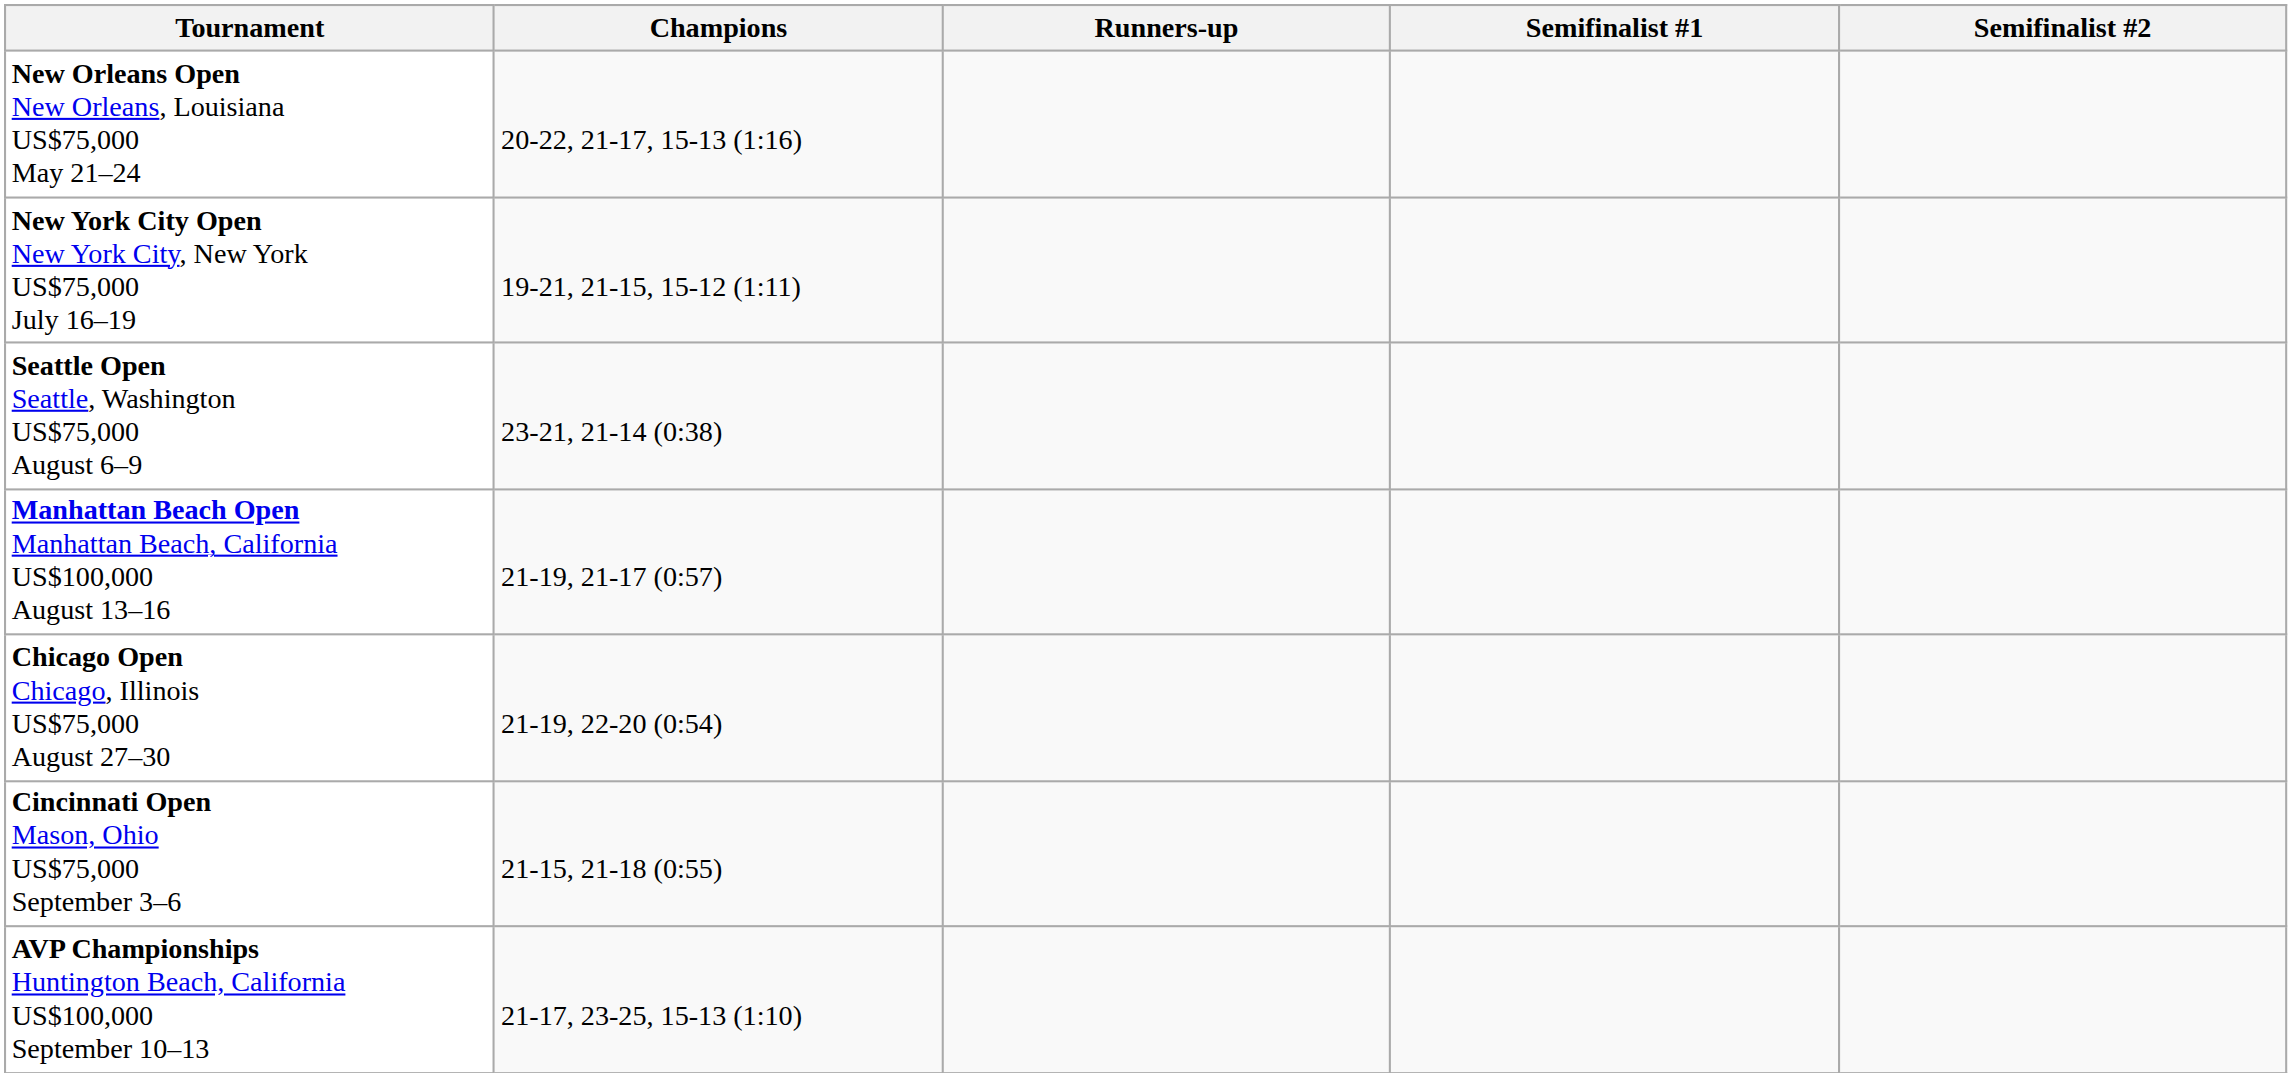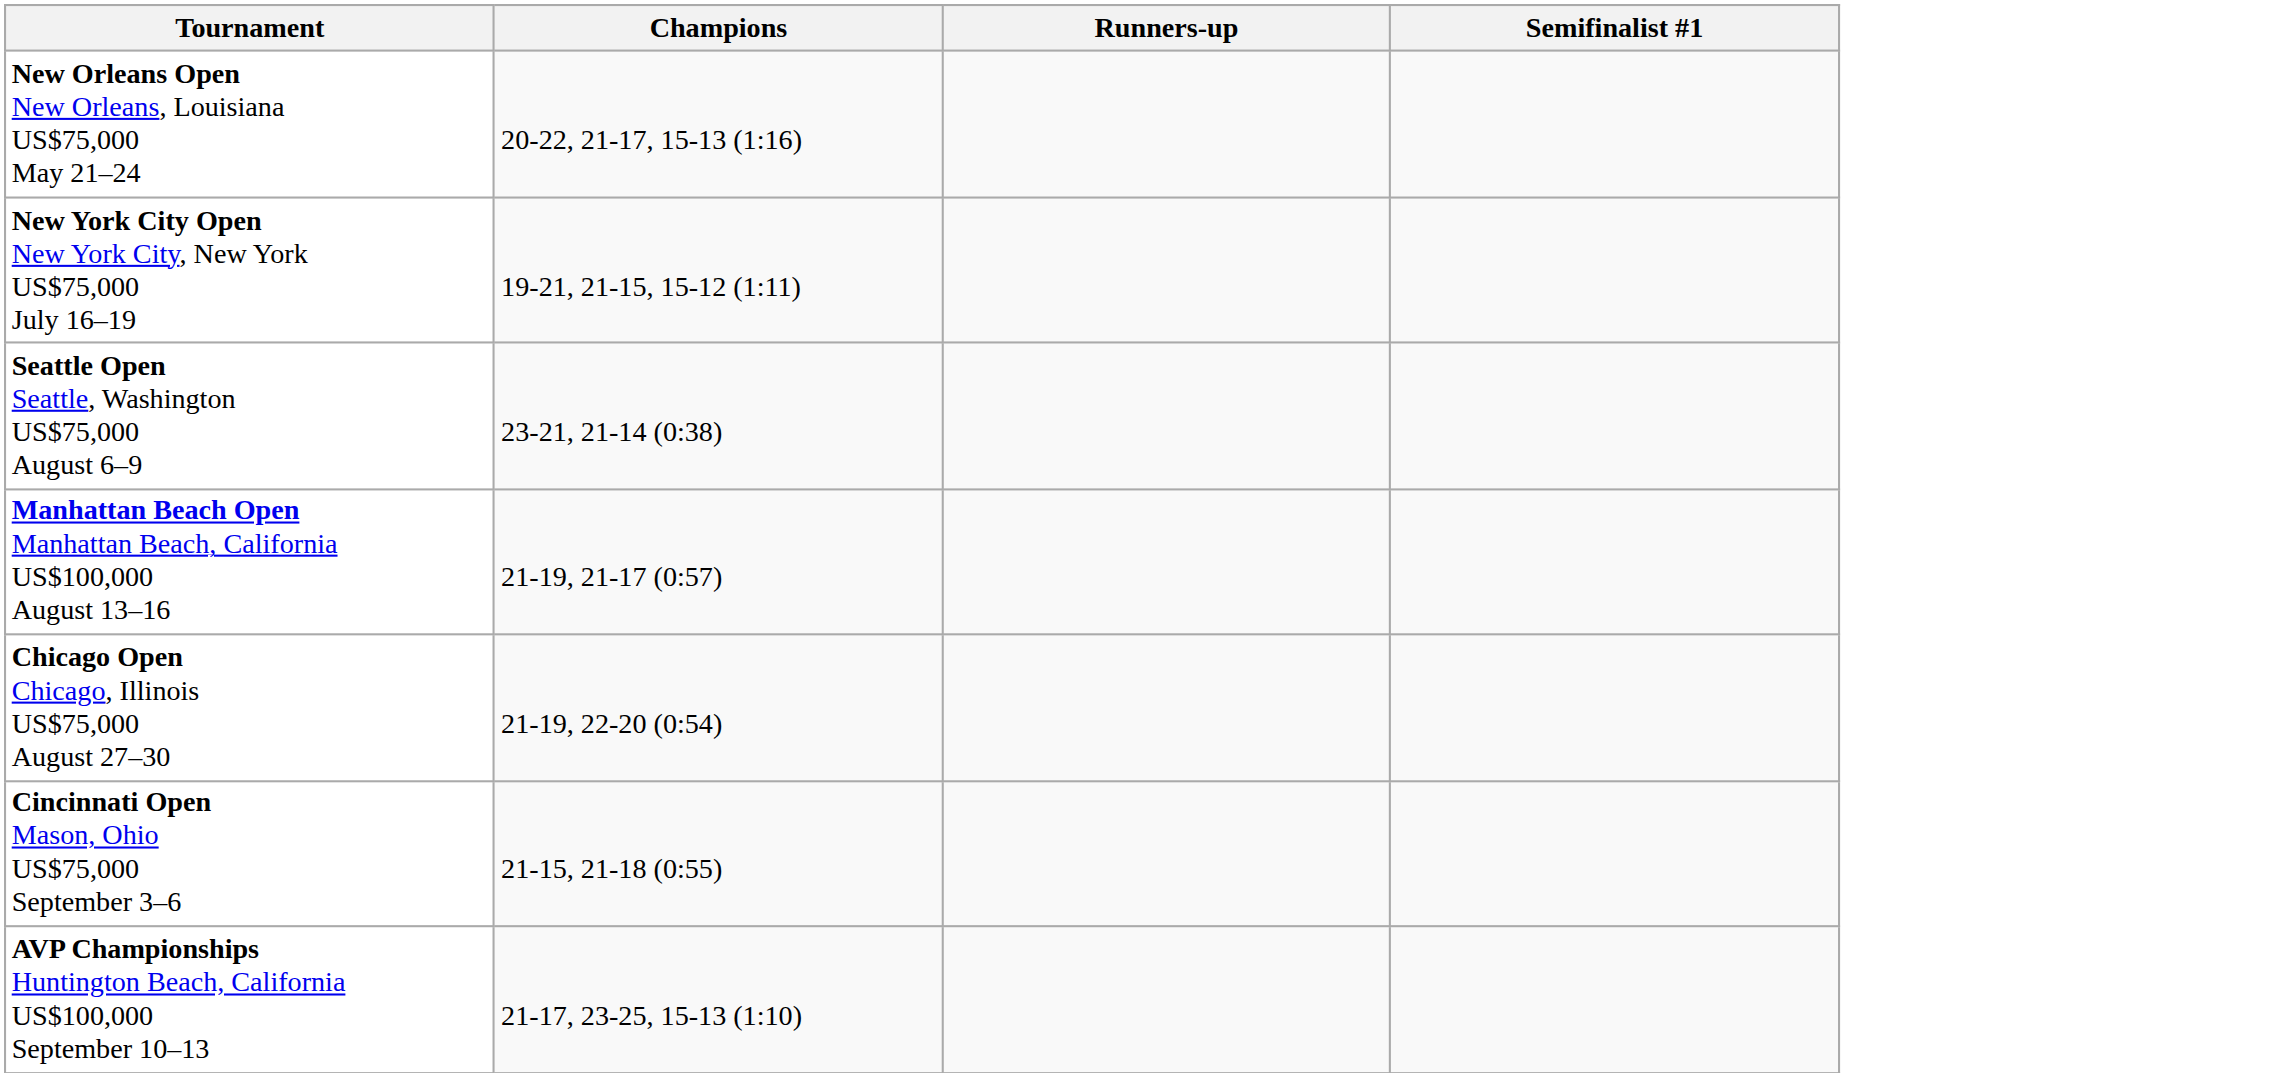- column: (2063, 27)
